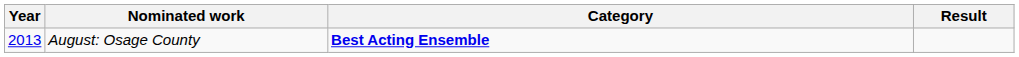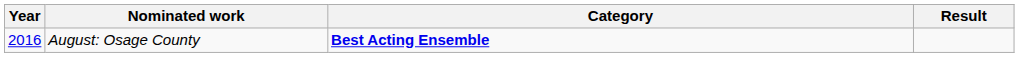(25, 40) 2013 -> (25, 40) 2016
